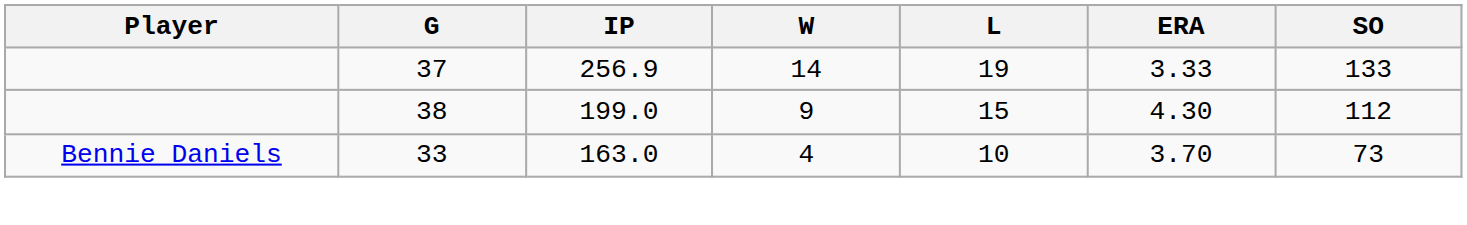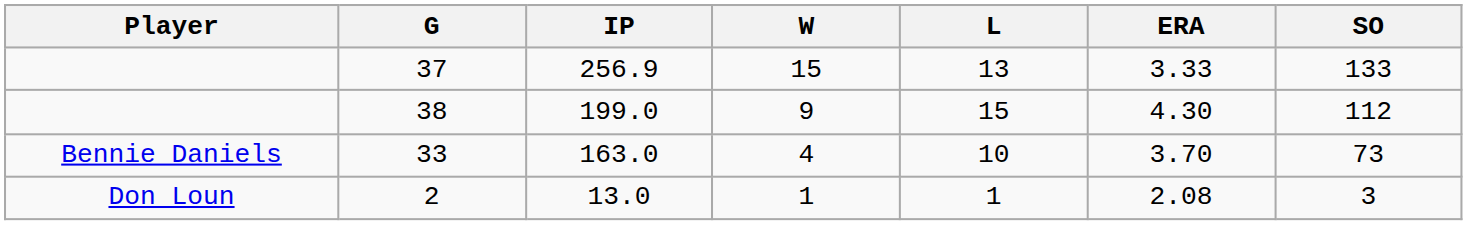(806, 69) 14 -> (806, 69) 15
(994, 69) 19 -> (994, 69) 13
+ row: (432, 198)
